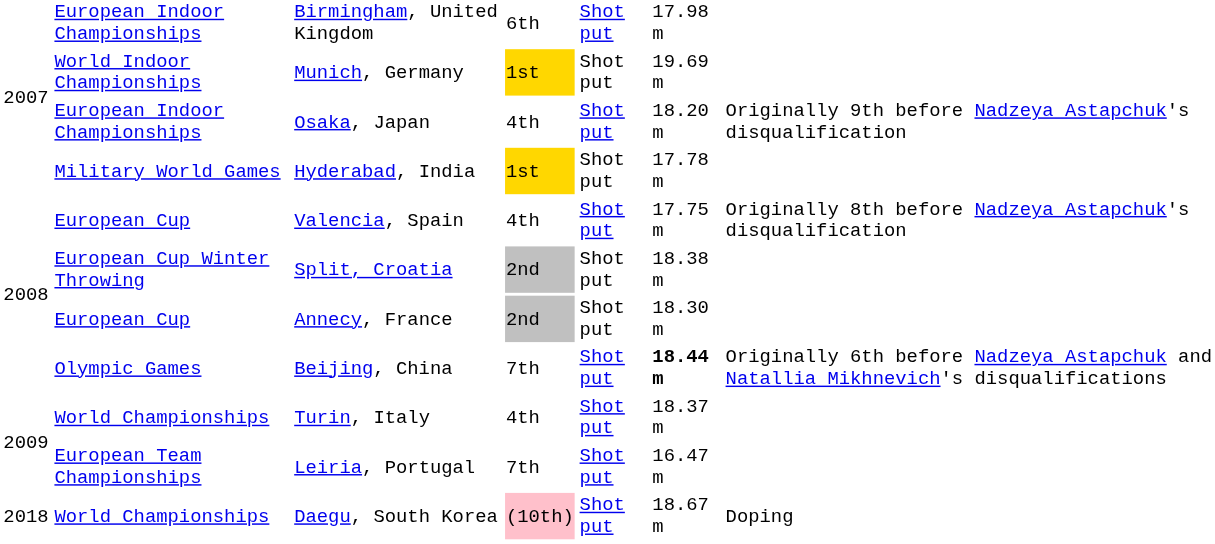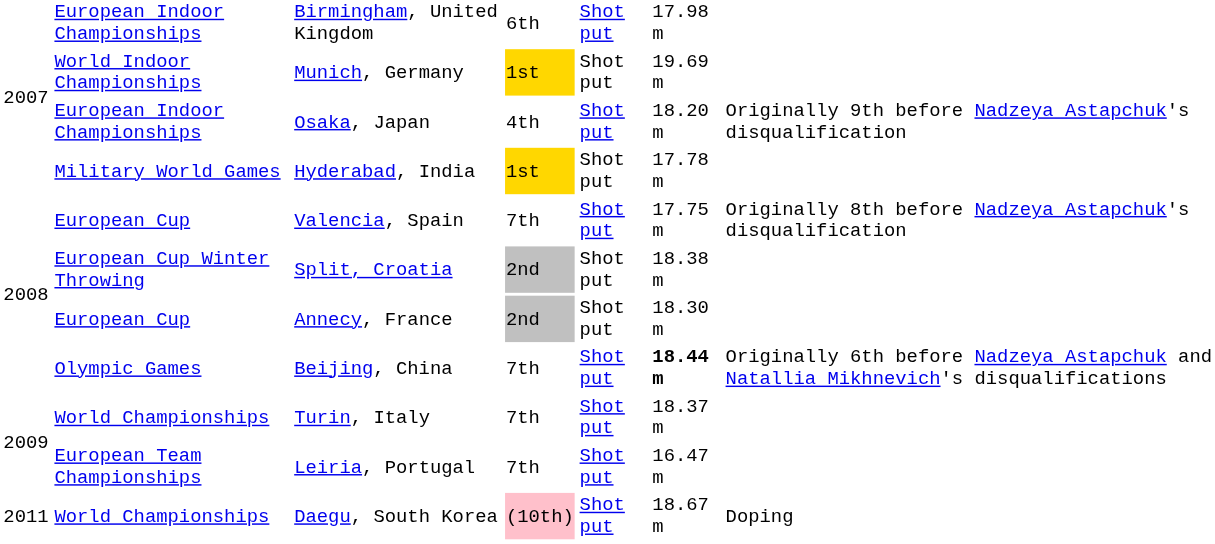(523, 220) 4th -> (523, 220) 7th
(523, 418) 4th -> (523, 418) 7th
(26, 516) 2018 -> (26, 516) 2011
